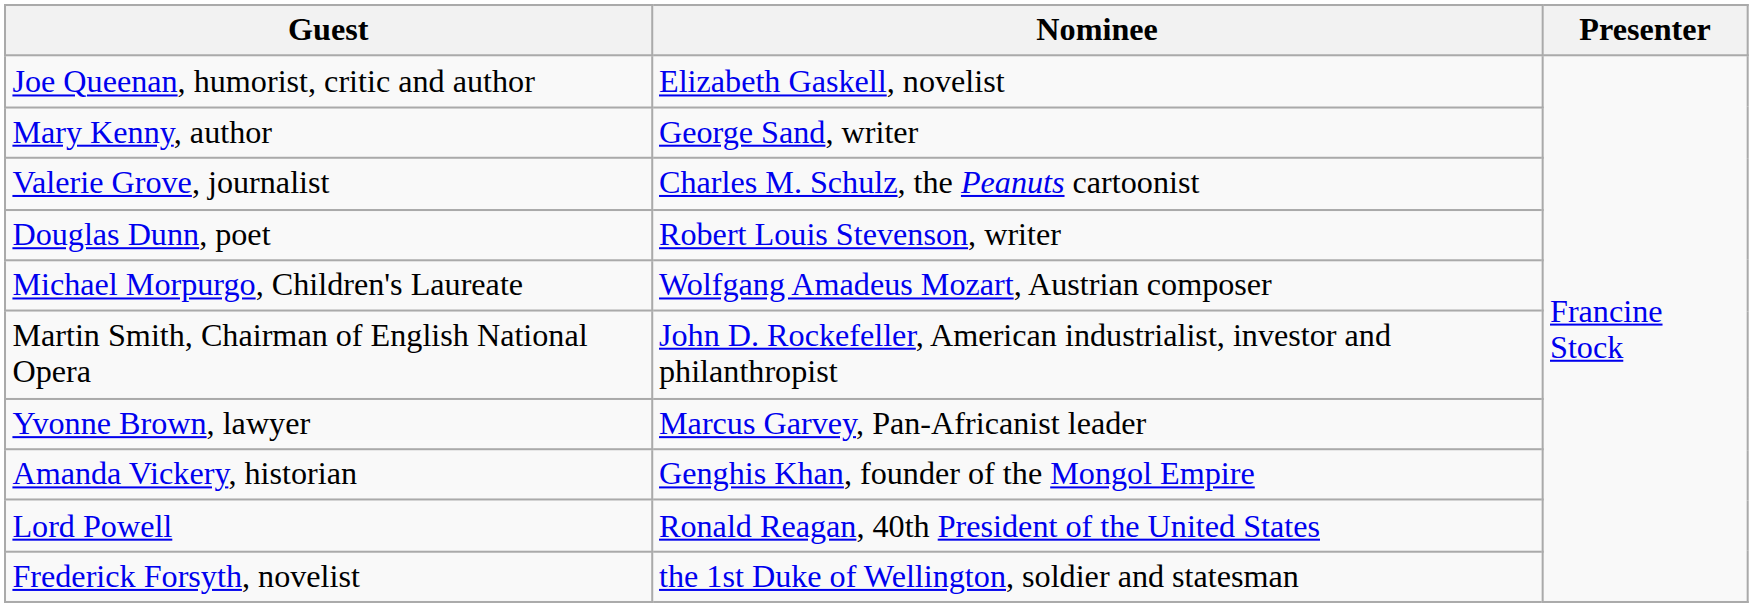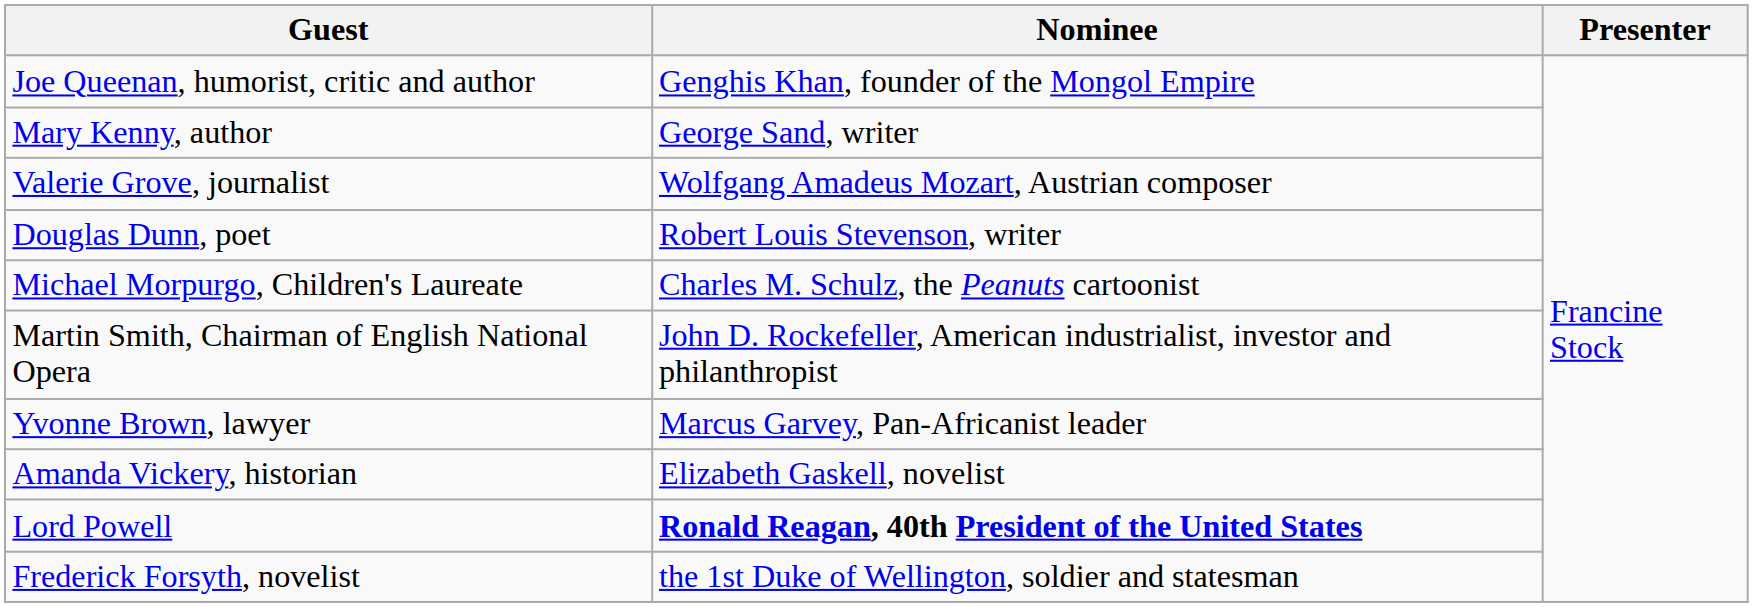(832, 81) Elizabeth Gaskell, novelist -> (957, 81) Genghis Khan, founder of the Mongol Empire
(929, 183) Charles M. Schulz, the Peanuts cartoonist -> (965, 183) Wolfgang Amadeus Mozart, Austrian composer
(965, 285) Wolfgang Amadeus Mozart, Austrian composer -> (929, 285) Charles M. Schulz, the Peanuts cartoonist
(957, 474) Genghis Khan, founder of the Mongol Empire -> (832, 474) Elizabeth Gaskell, novelist
(989, 525) normal -> (1011, 525) bold
